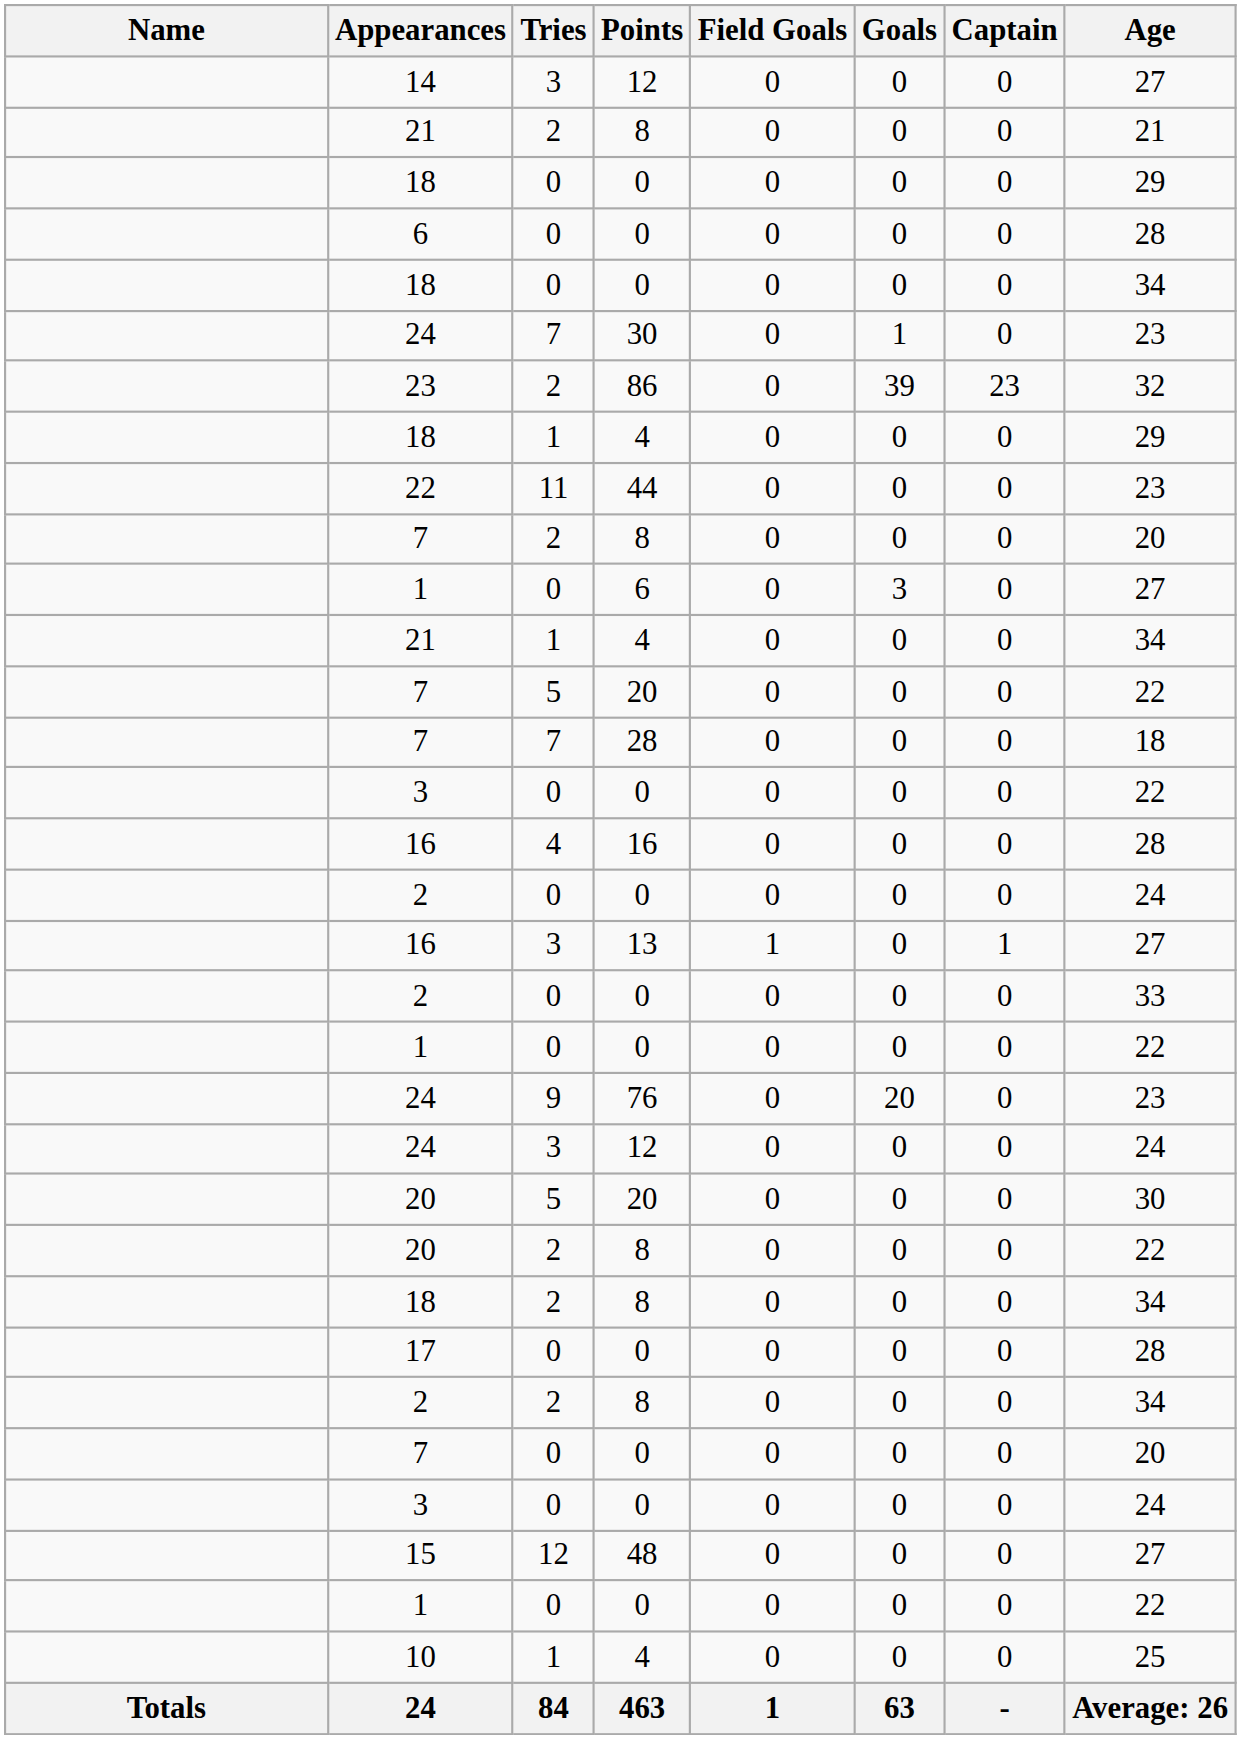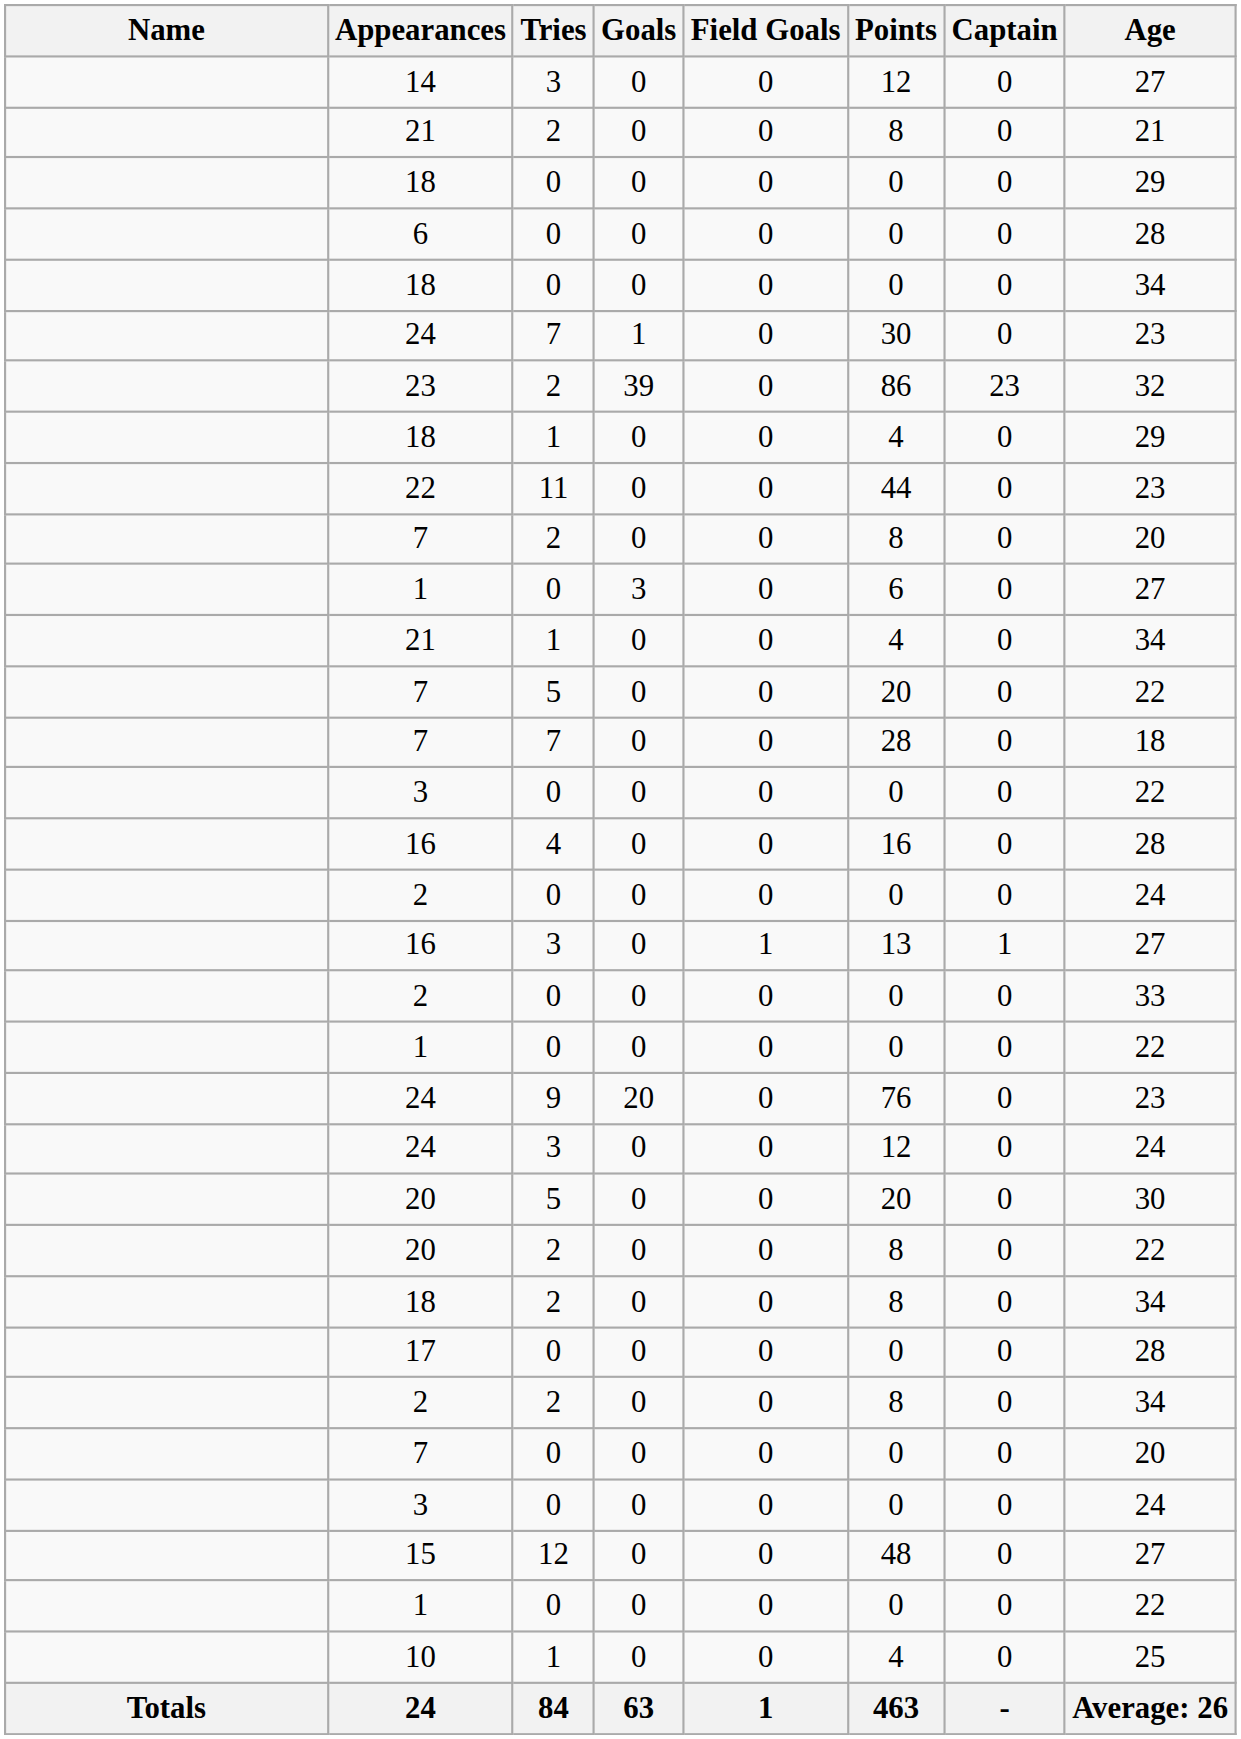columns swapped: (899, 30) <-> (642, 30)
